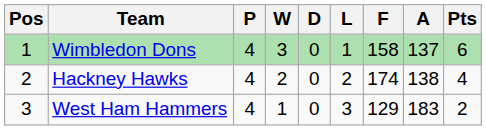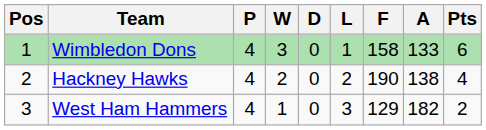(423, 49) 137 -> (423, 49) 133
(383, 79) 174 -> (383, 79) 190
(423, 109) 183 -> (423, 109) 182
